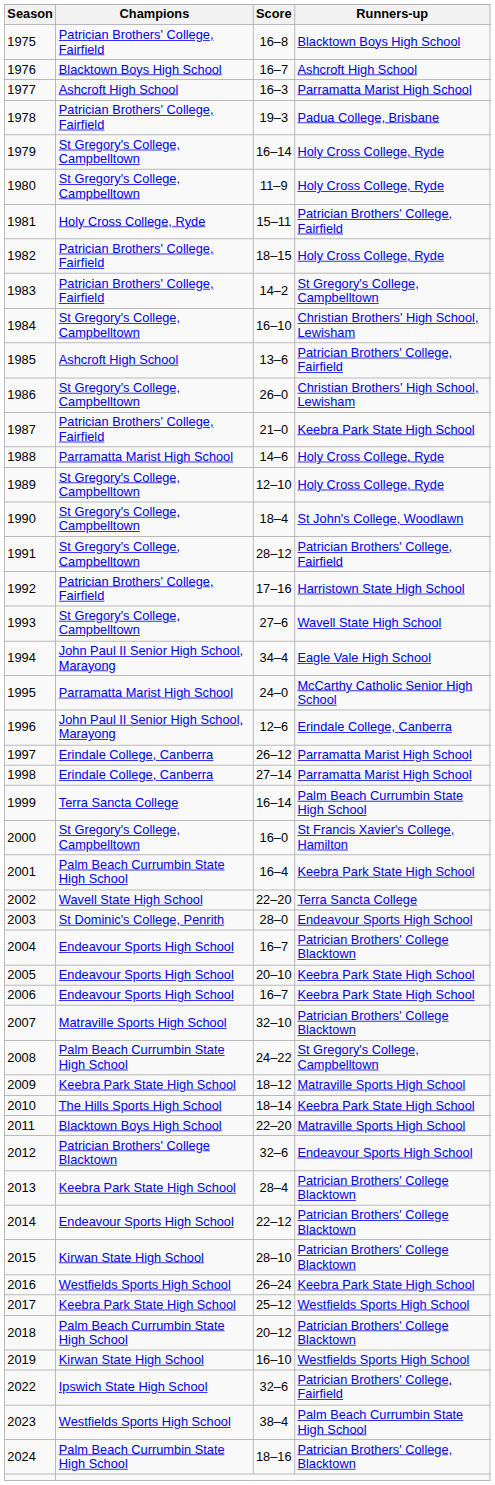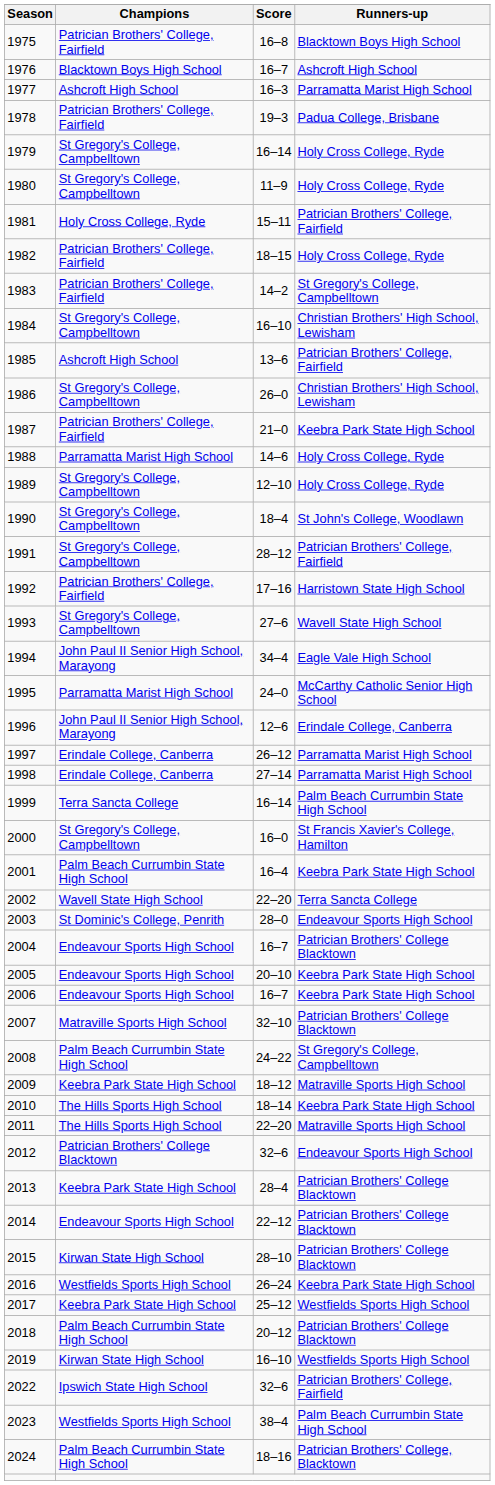(140, 1125) Blacktown Boys High School -> (140, 1125) The Hills Sports High School
